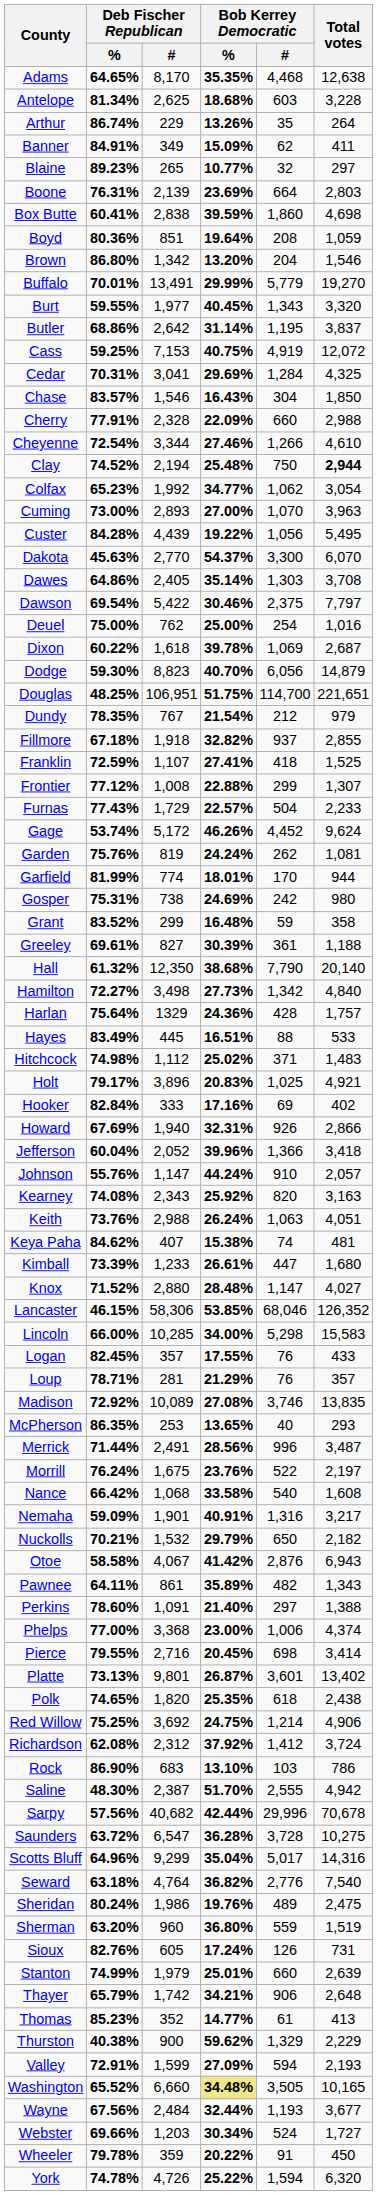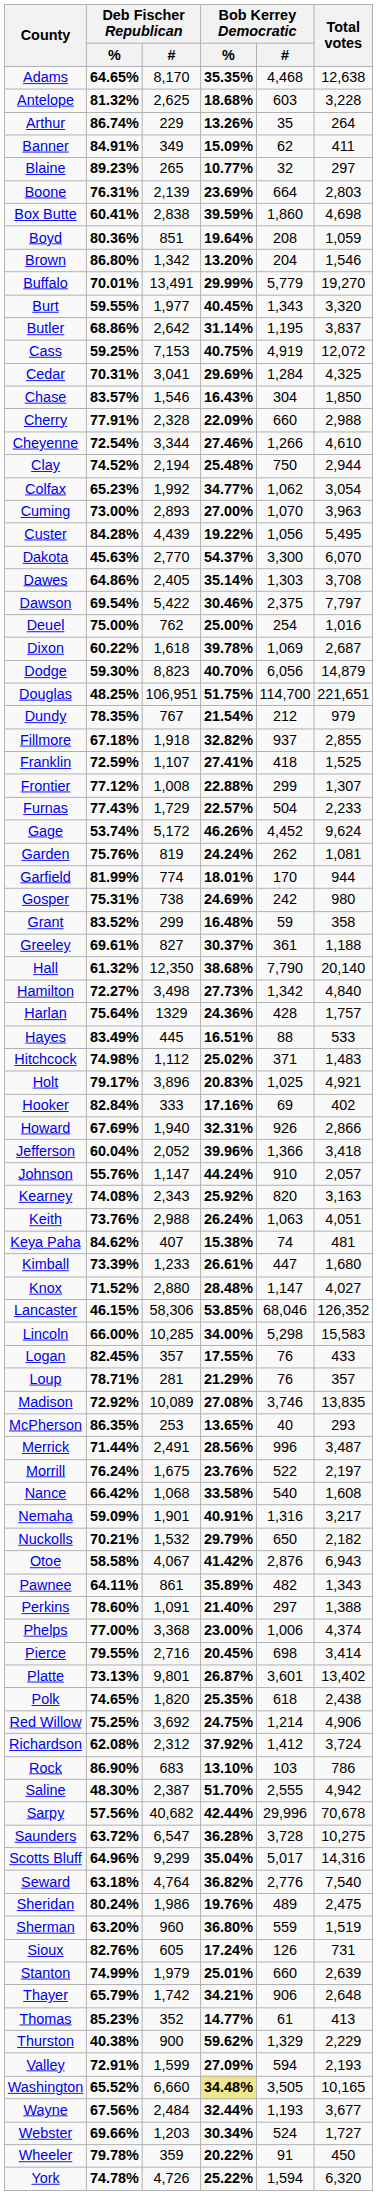(114, 100) 81.34% -> (114, 100) 81.32%
(343, 466) bold -> (343, 466) normal
(229, 945) 30.39% -> (229, 945) 30.37%
